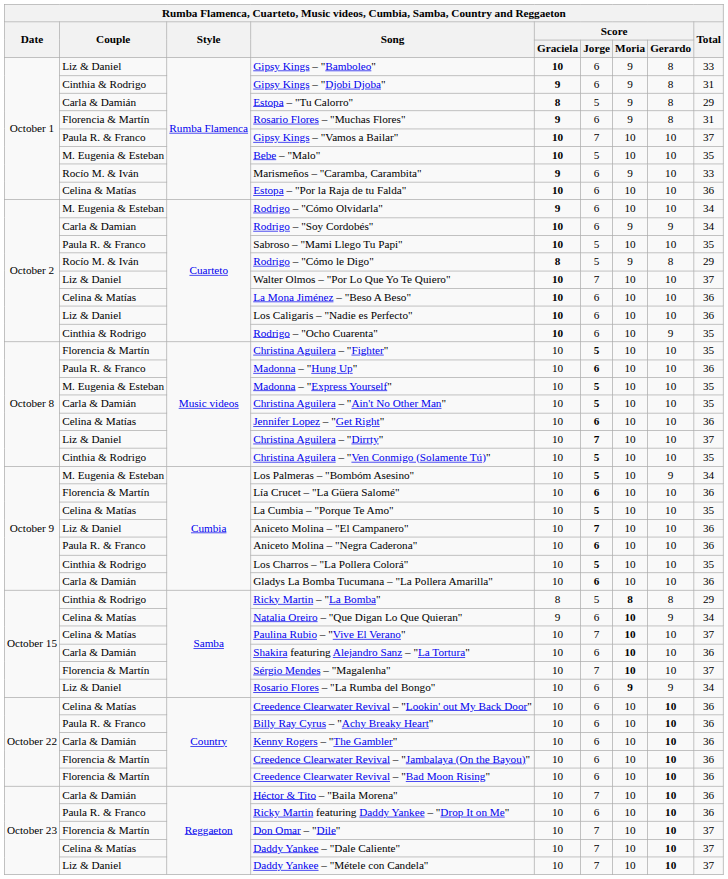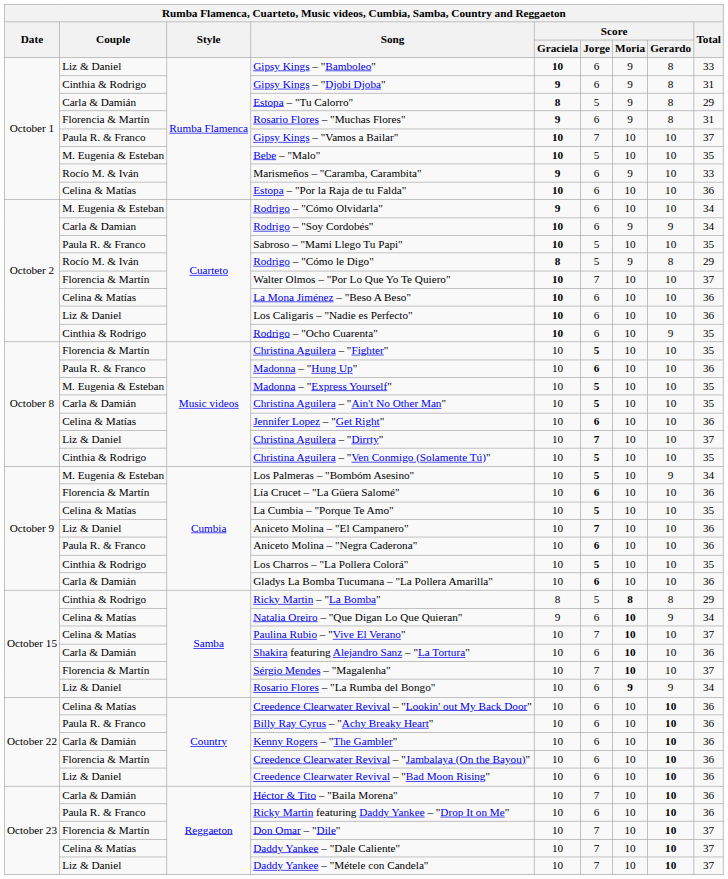(92, 279) Liz & Daniel -> (106, 279) Florencia & Martín
(106, 777) Florencia & Martín -> (92, 777) Liz & Daniel
